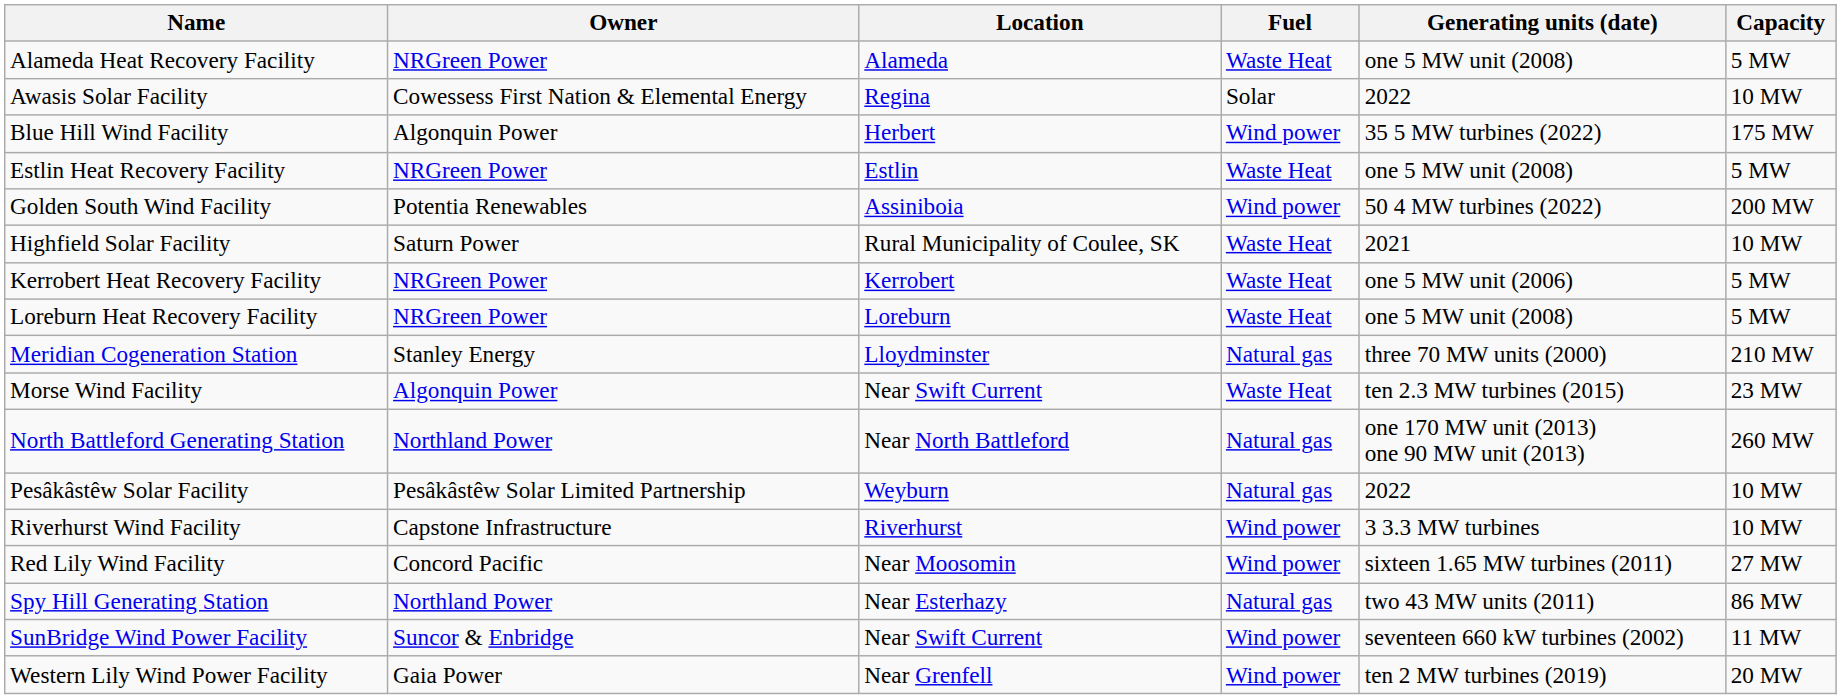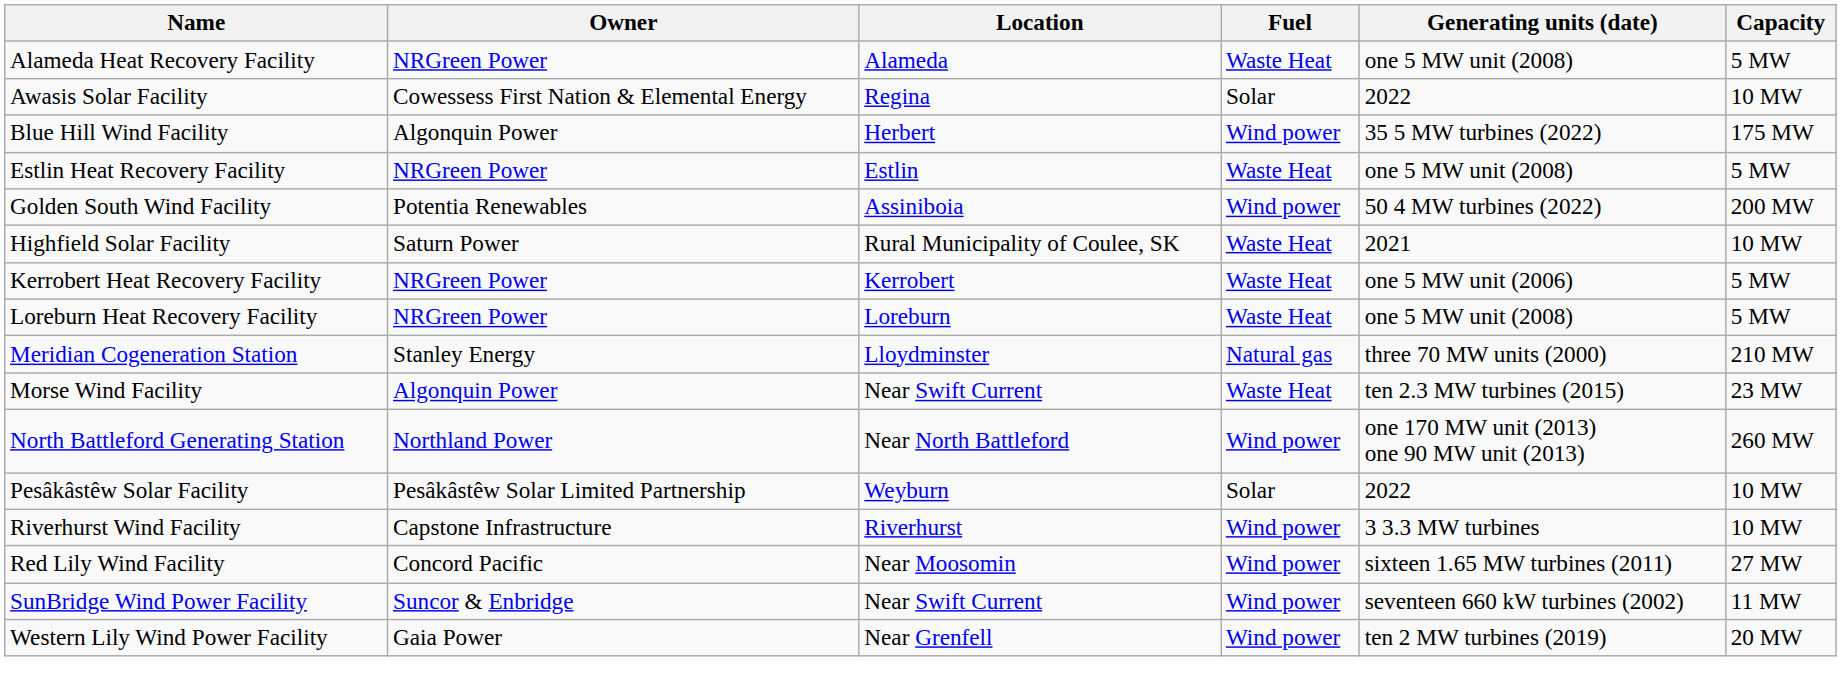(1279, 440) Natural gas -> (1283, 440) Wind power
(1279, 490) Natural gas -> (1250, 490) Solar
- row: (139, 600)
